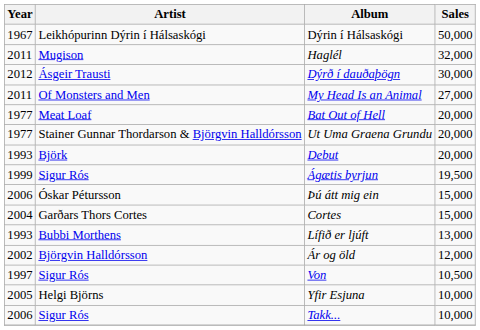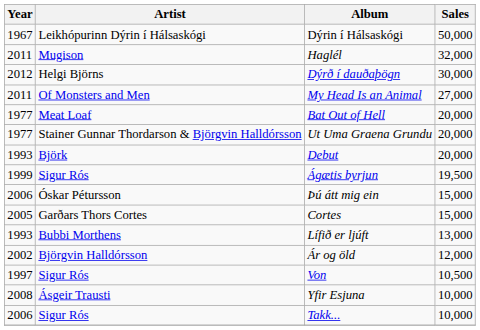(74, 74) Ásgeir Trausti -> (71, 74) Helgi Björns
(20, 214) 2004 -> (20, 214) 2005
(20, 295) 2005 -> (20, 295) 2008
(71, 295) Helgi Björns -> (74, 295) Ásgeir Trausti
